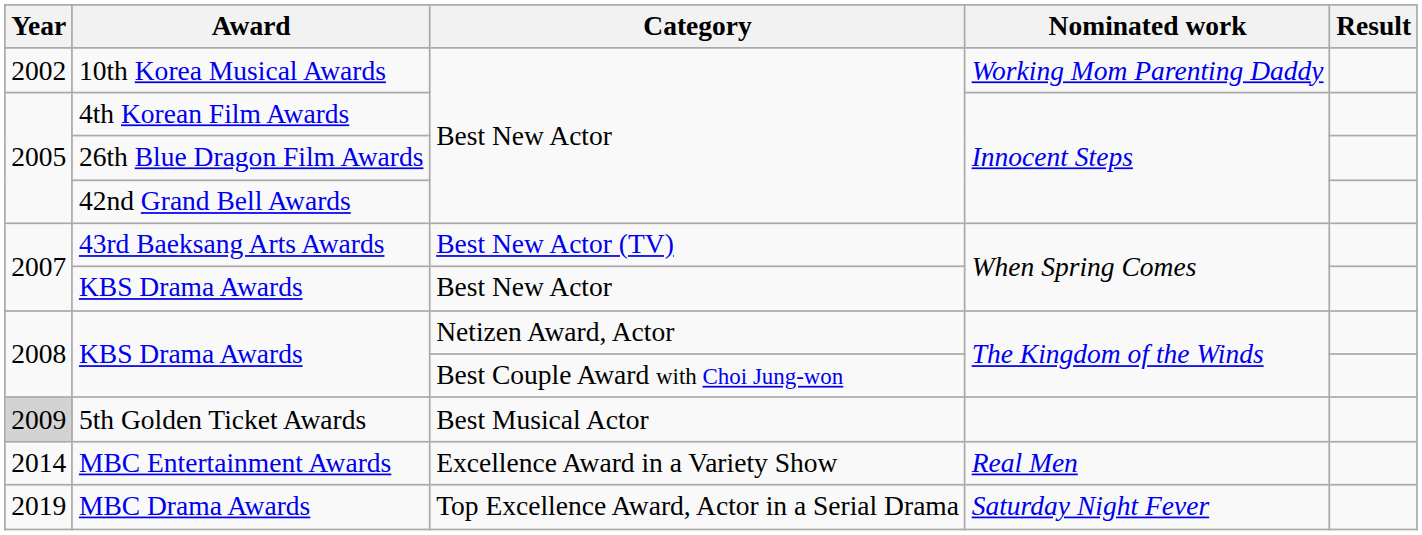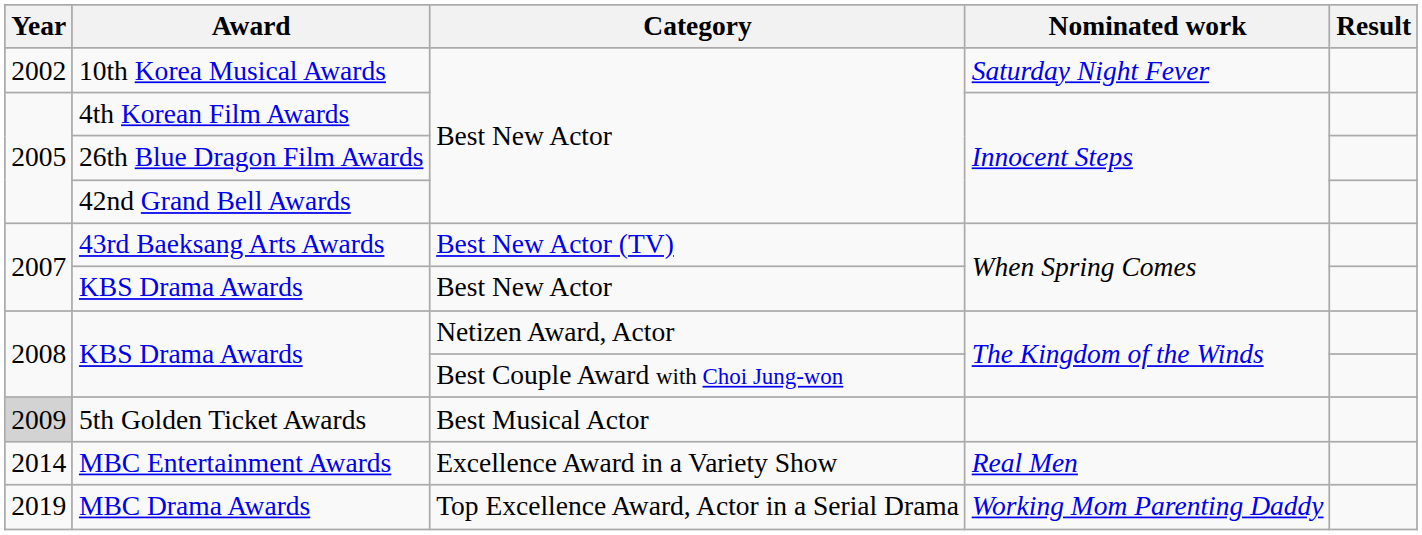(1148, 69) Working Mom Parenting Daddy -> (1090, 69) Saturday Night Fever
(1090, 506) Saturday Night Fever -> (1148, 506) Working Mom Parenting Daddy
